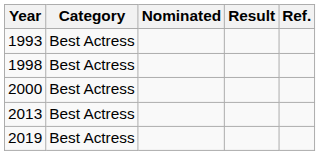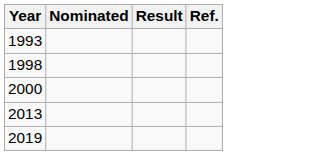- column: (92, 16)
